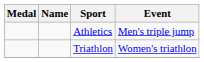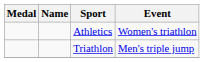(156, 31) Men's triple jump -> (157, 31) Women's triathlon
(157, 49) Women's triathlon -> (156, 49) Men's triple jump
